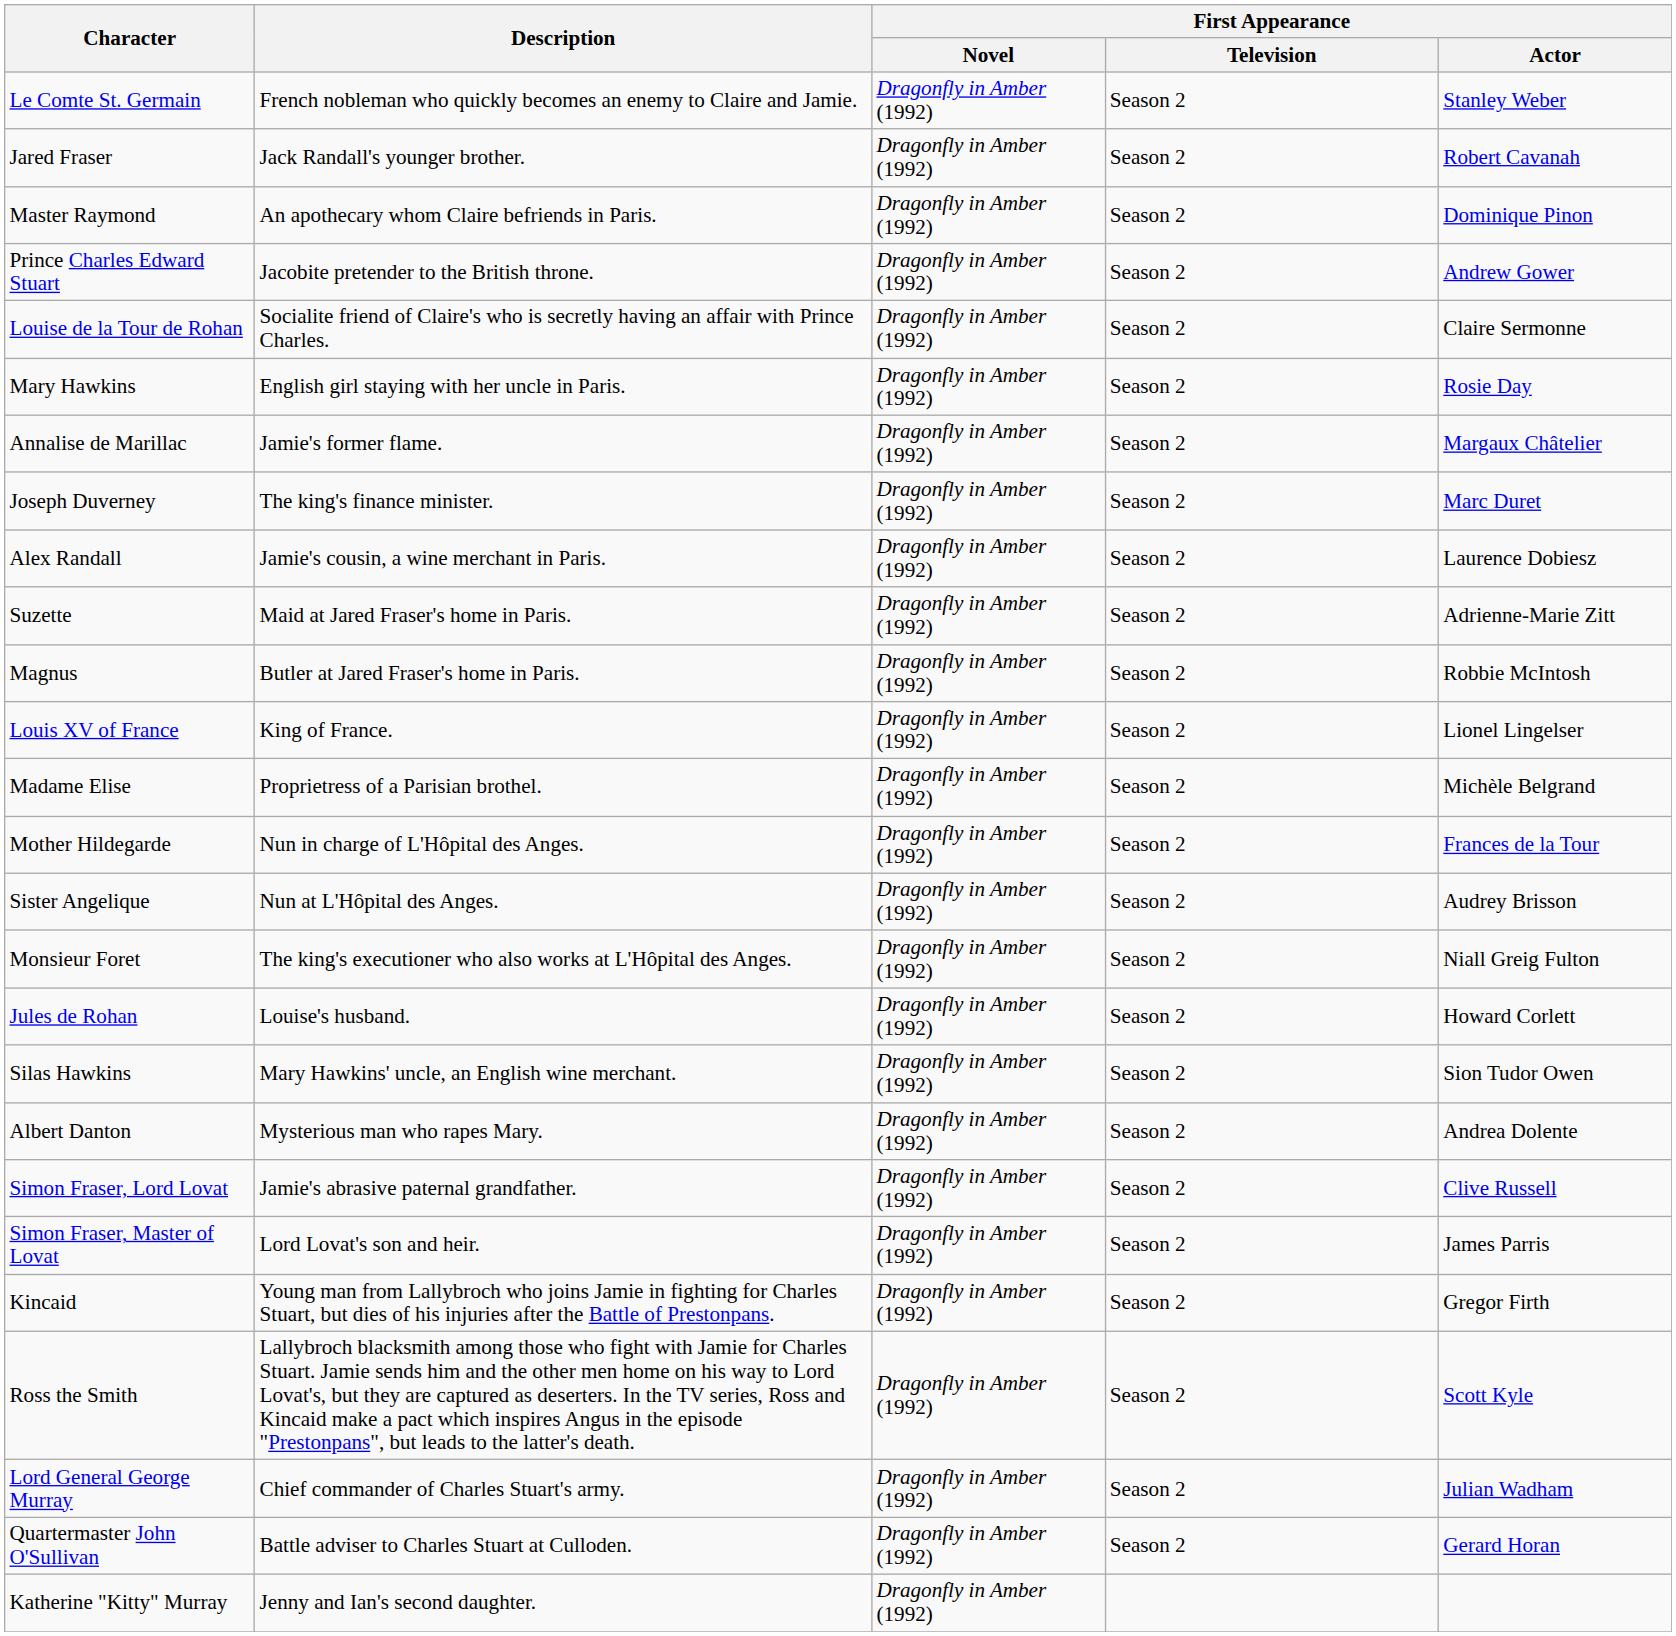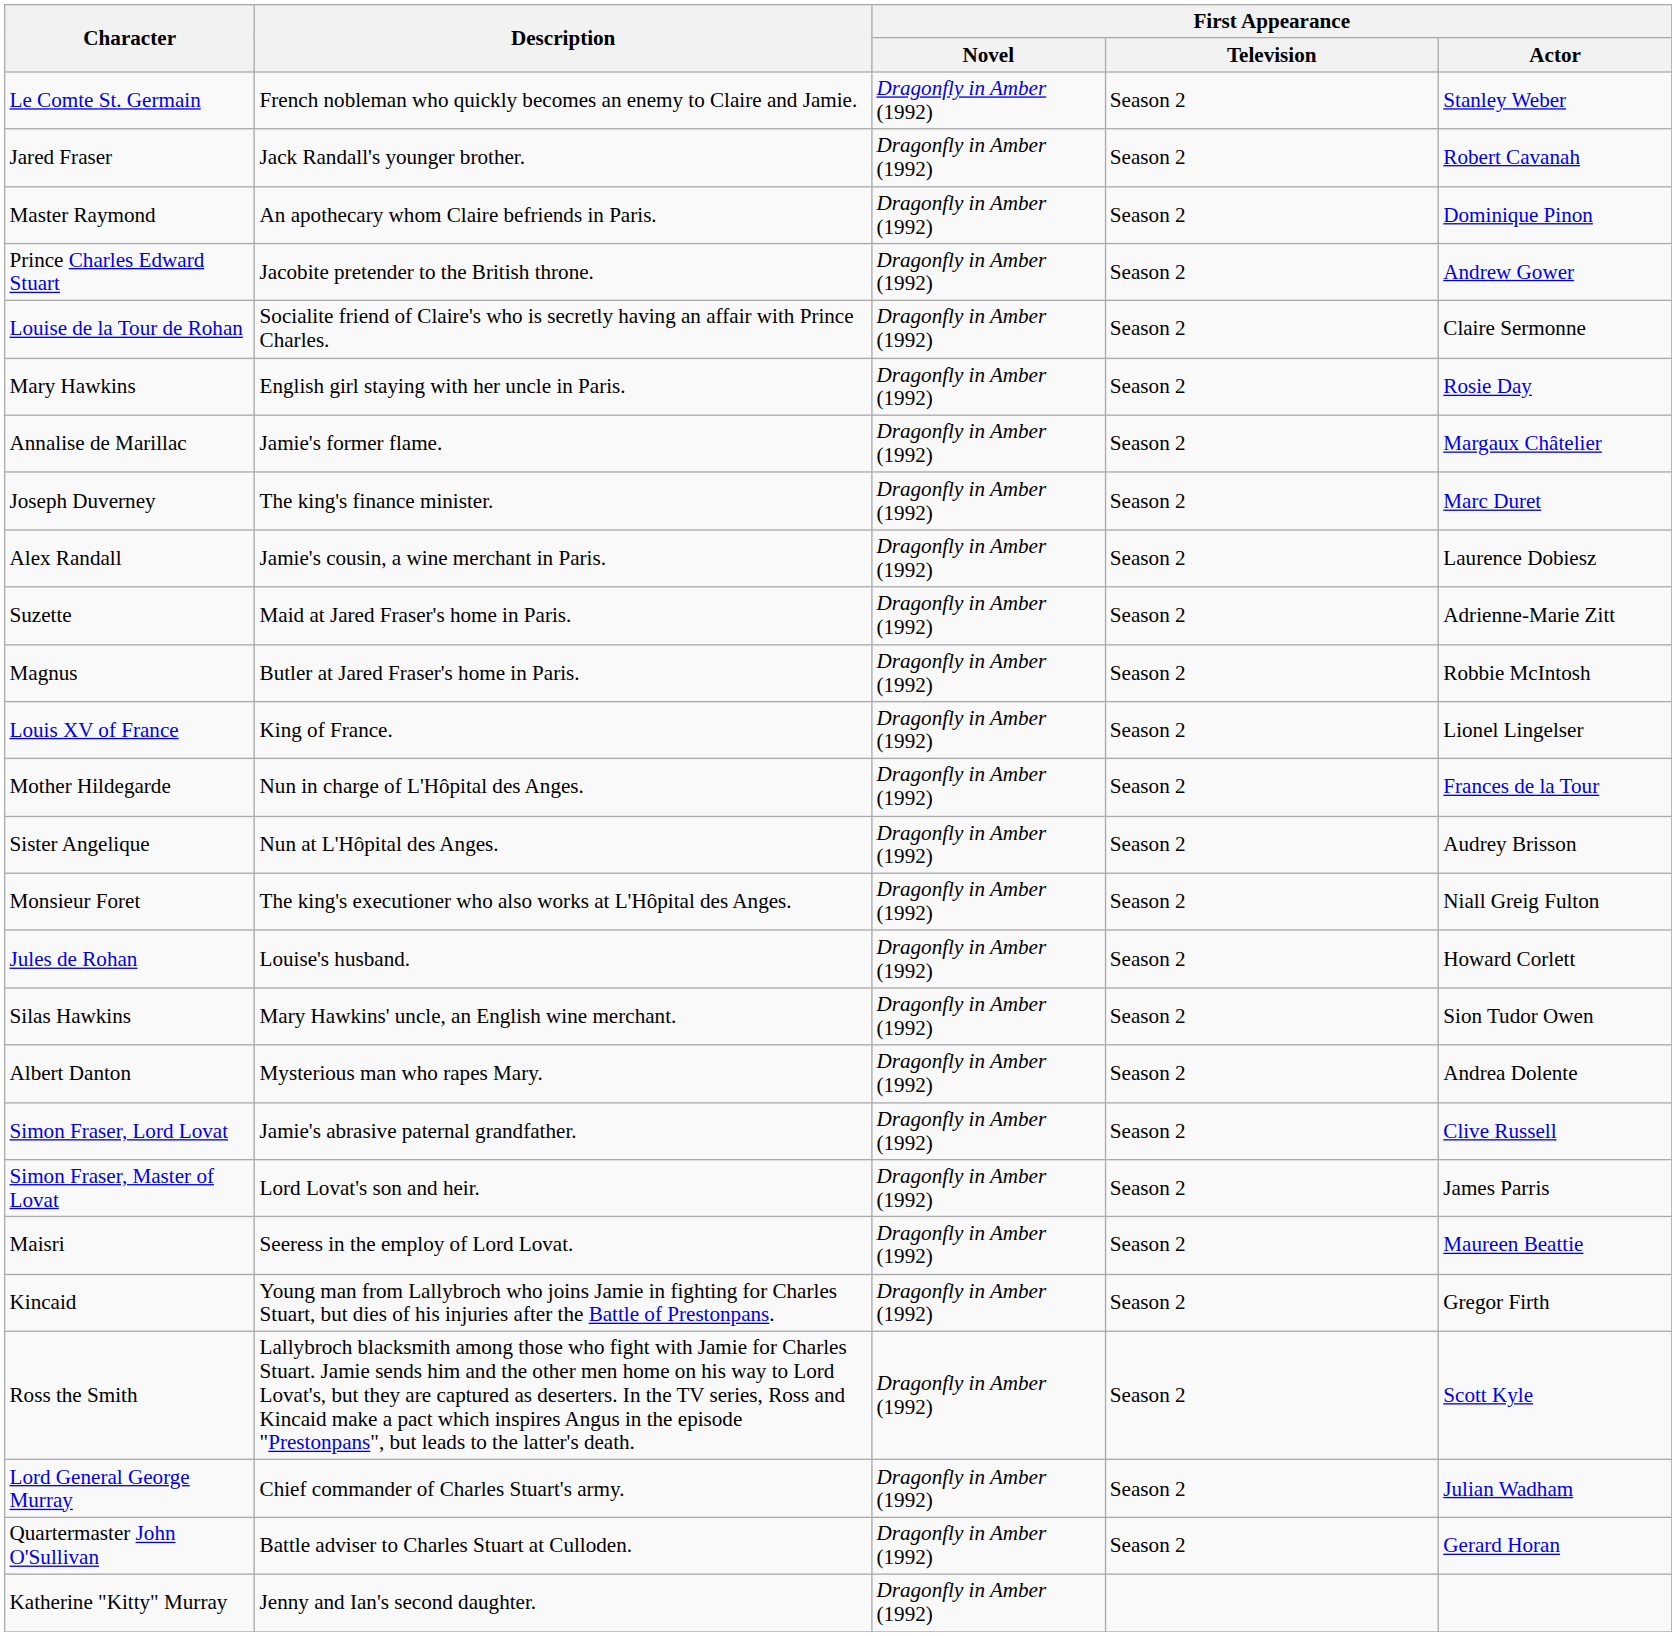- row: (70, 787)
+ row: (37, 1245)
